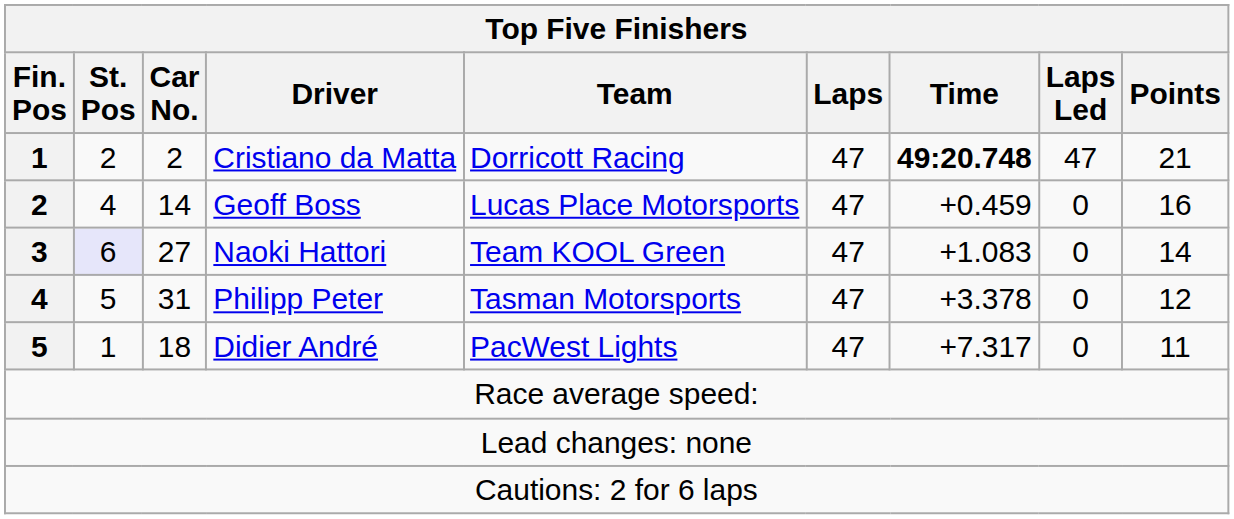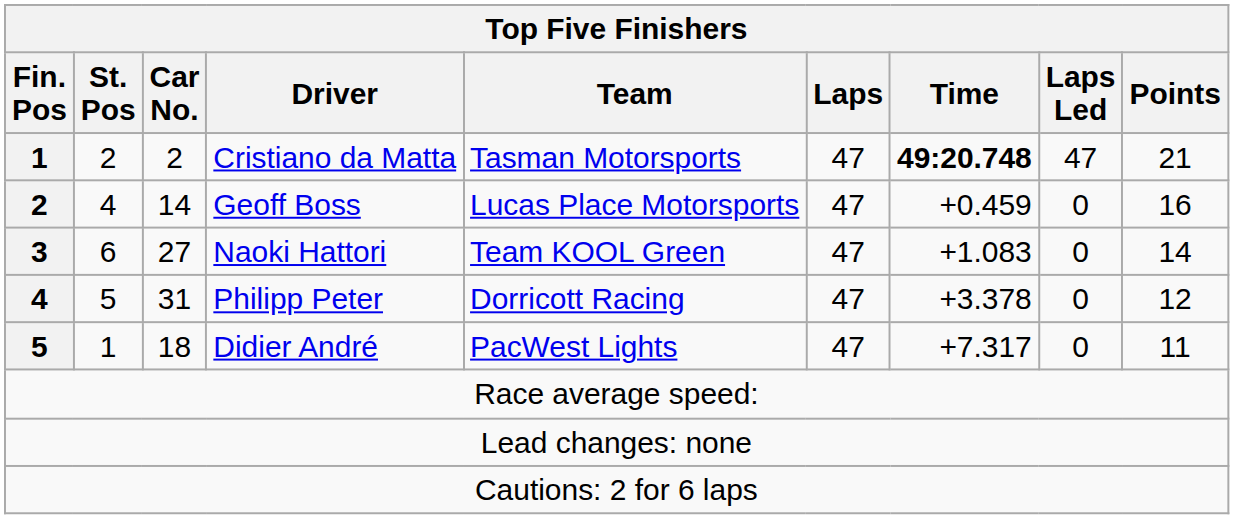(577, 157) Dorricott Racing -> (606, 157) Tasman Motorsports
(108, 252) lavender background -> (108, 252) no background
(606, 299) Tasman Motorsports -> (577, 299) Dorricott Racing
